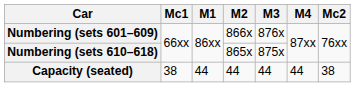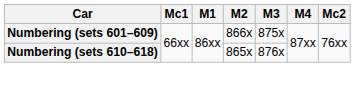(271, 33) 876x -> (271, 33) 875x
(271, 52) 875x -> (271, 52) 876x
- row: (83, 71)
